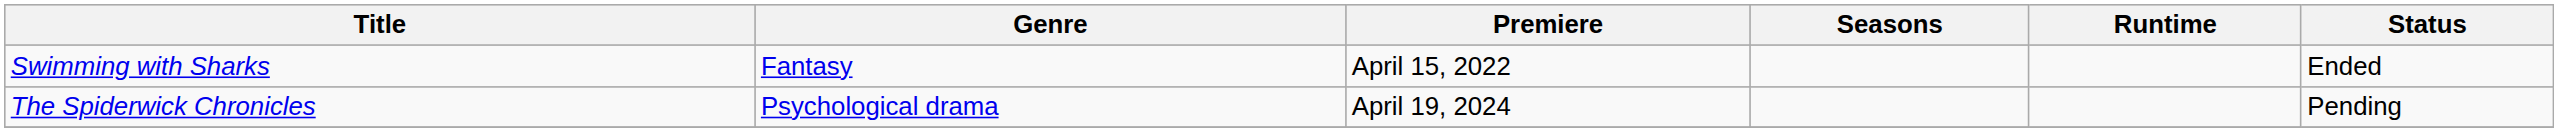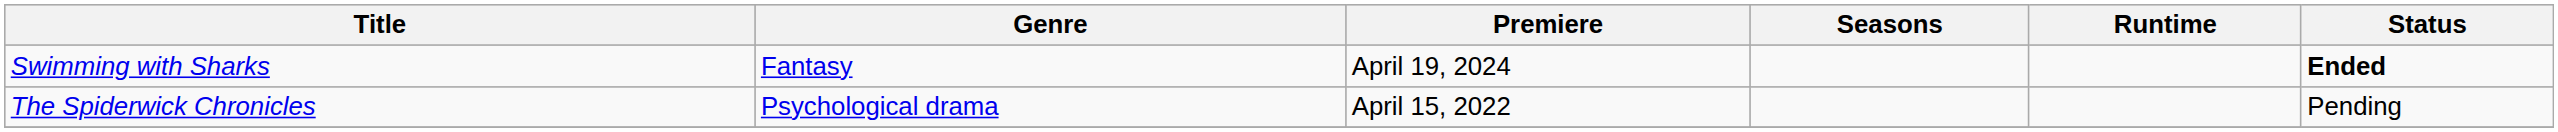(1431, 65) April 15, 2022 -> (1431, 65) April 19, 2024
(2345, 65) normal -> (2347, 65) bold
(1431, 106) April 19, 2024 -> (1431, 106) April 15, 2022
